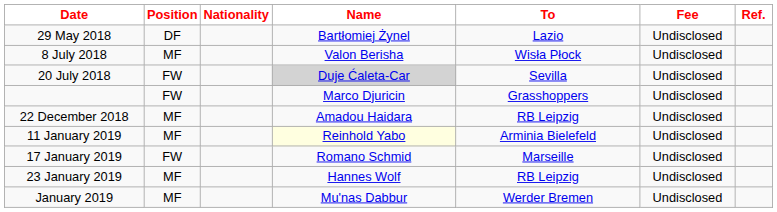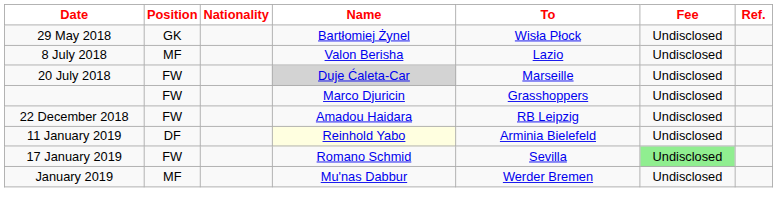(172, 35) DF -> (172, 35) GK
(548, 35) Lazio -> (548, 35) Wisła Płock
(548, 55) Wisła Płock -> (548, 55) Lazio
(548, 76) Sevilla -> (548, 76) Marseille
(172, 116) MF -> (172, 116) FW
(172, 136) MF -> (172, 136) DF
(548, 157) Marseille -> (548, 157) Sevilla
(687, 157) no background -> (687, 157) lightgreen background
- row: (74, 177)
